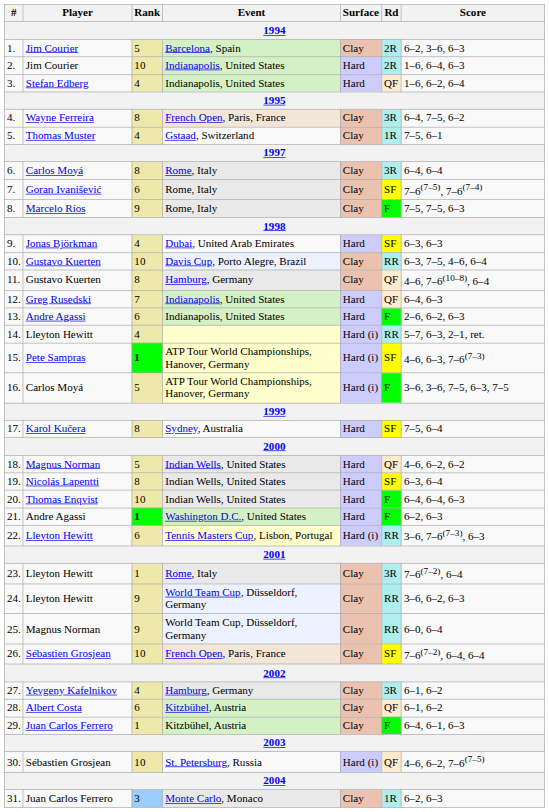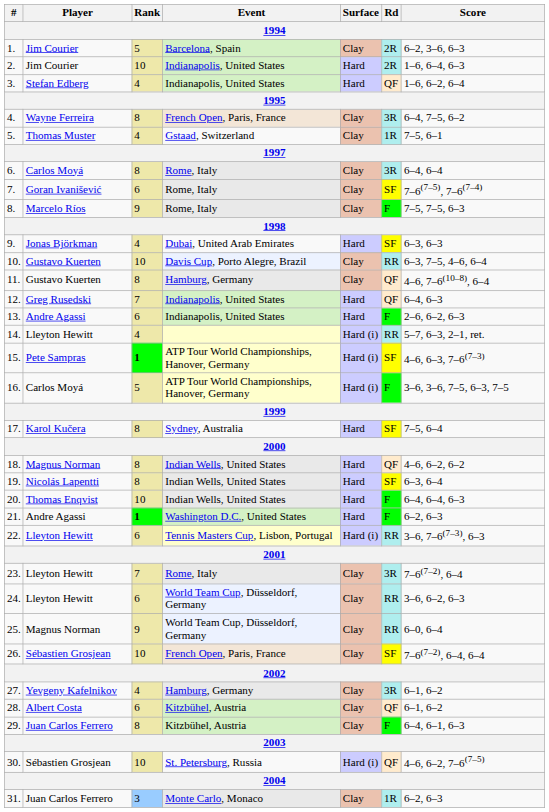(137, 464) 5 -> (137, 464) 8
(137, 573) 1 -> (137, 573) 7
(137, 599) 9 -> (137, 599) 6
(137, 725) 1 -> (137, 725) 8
